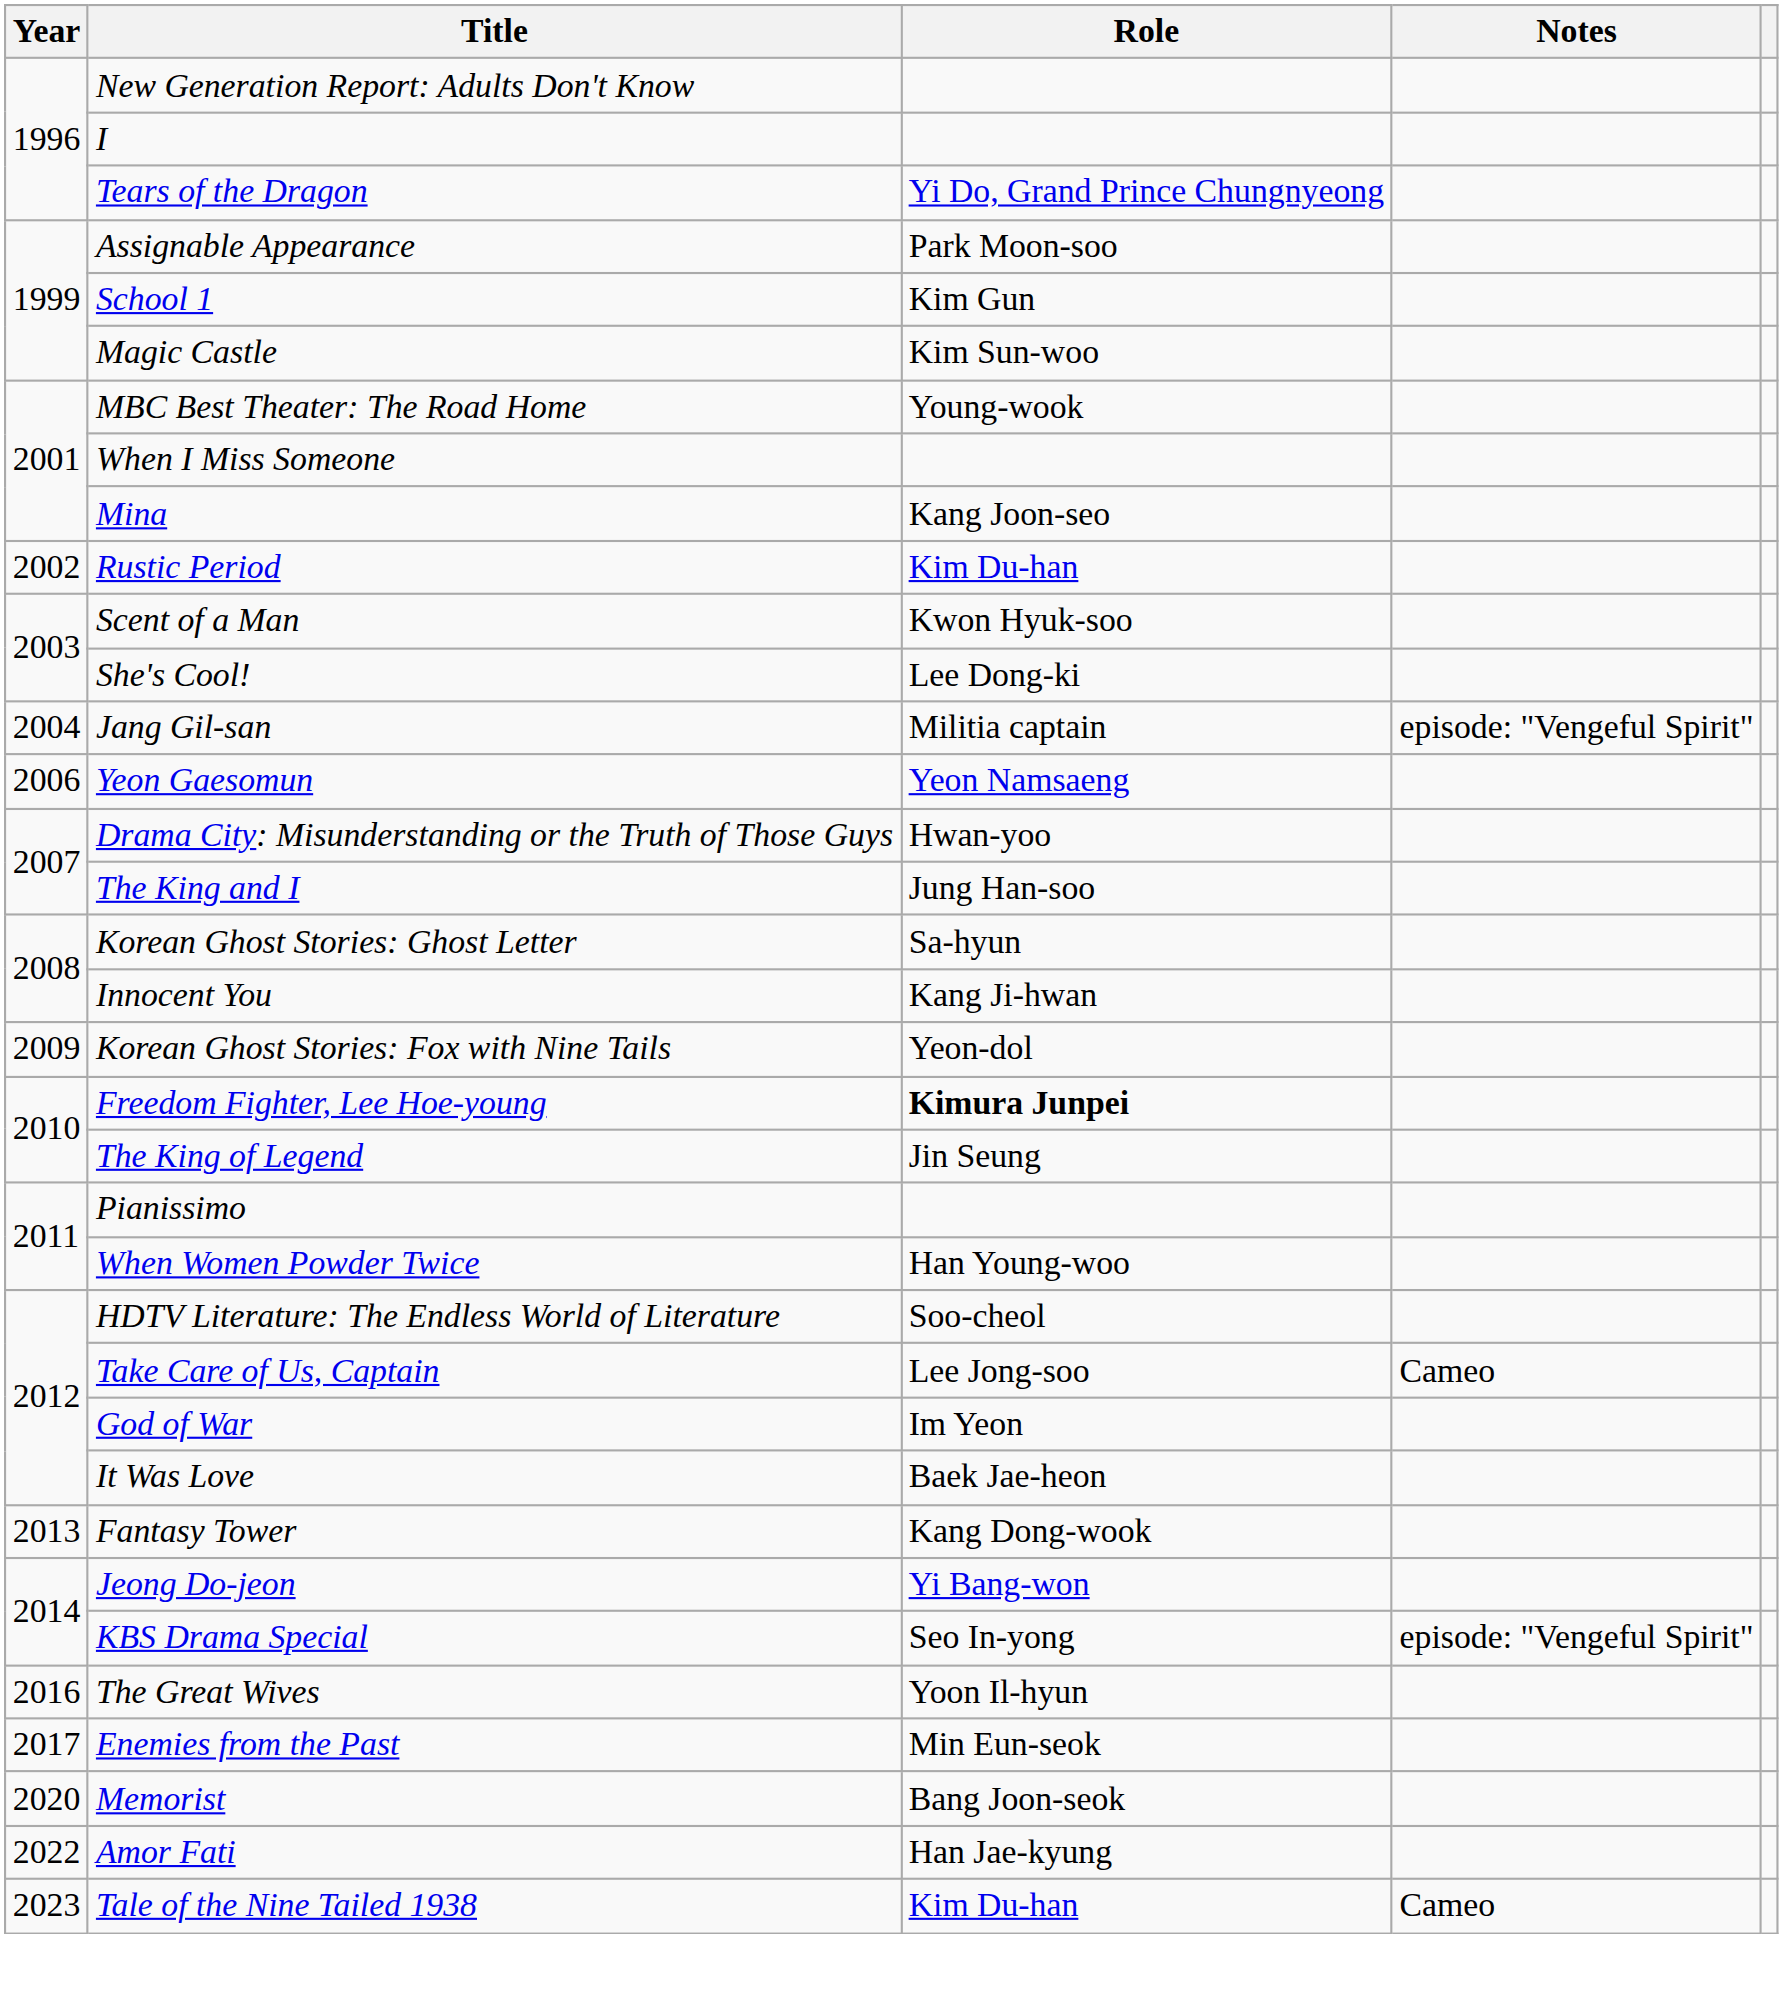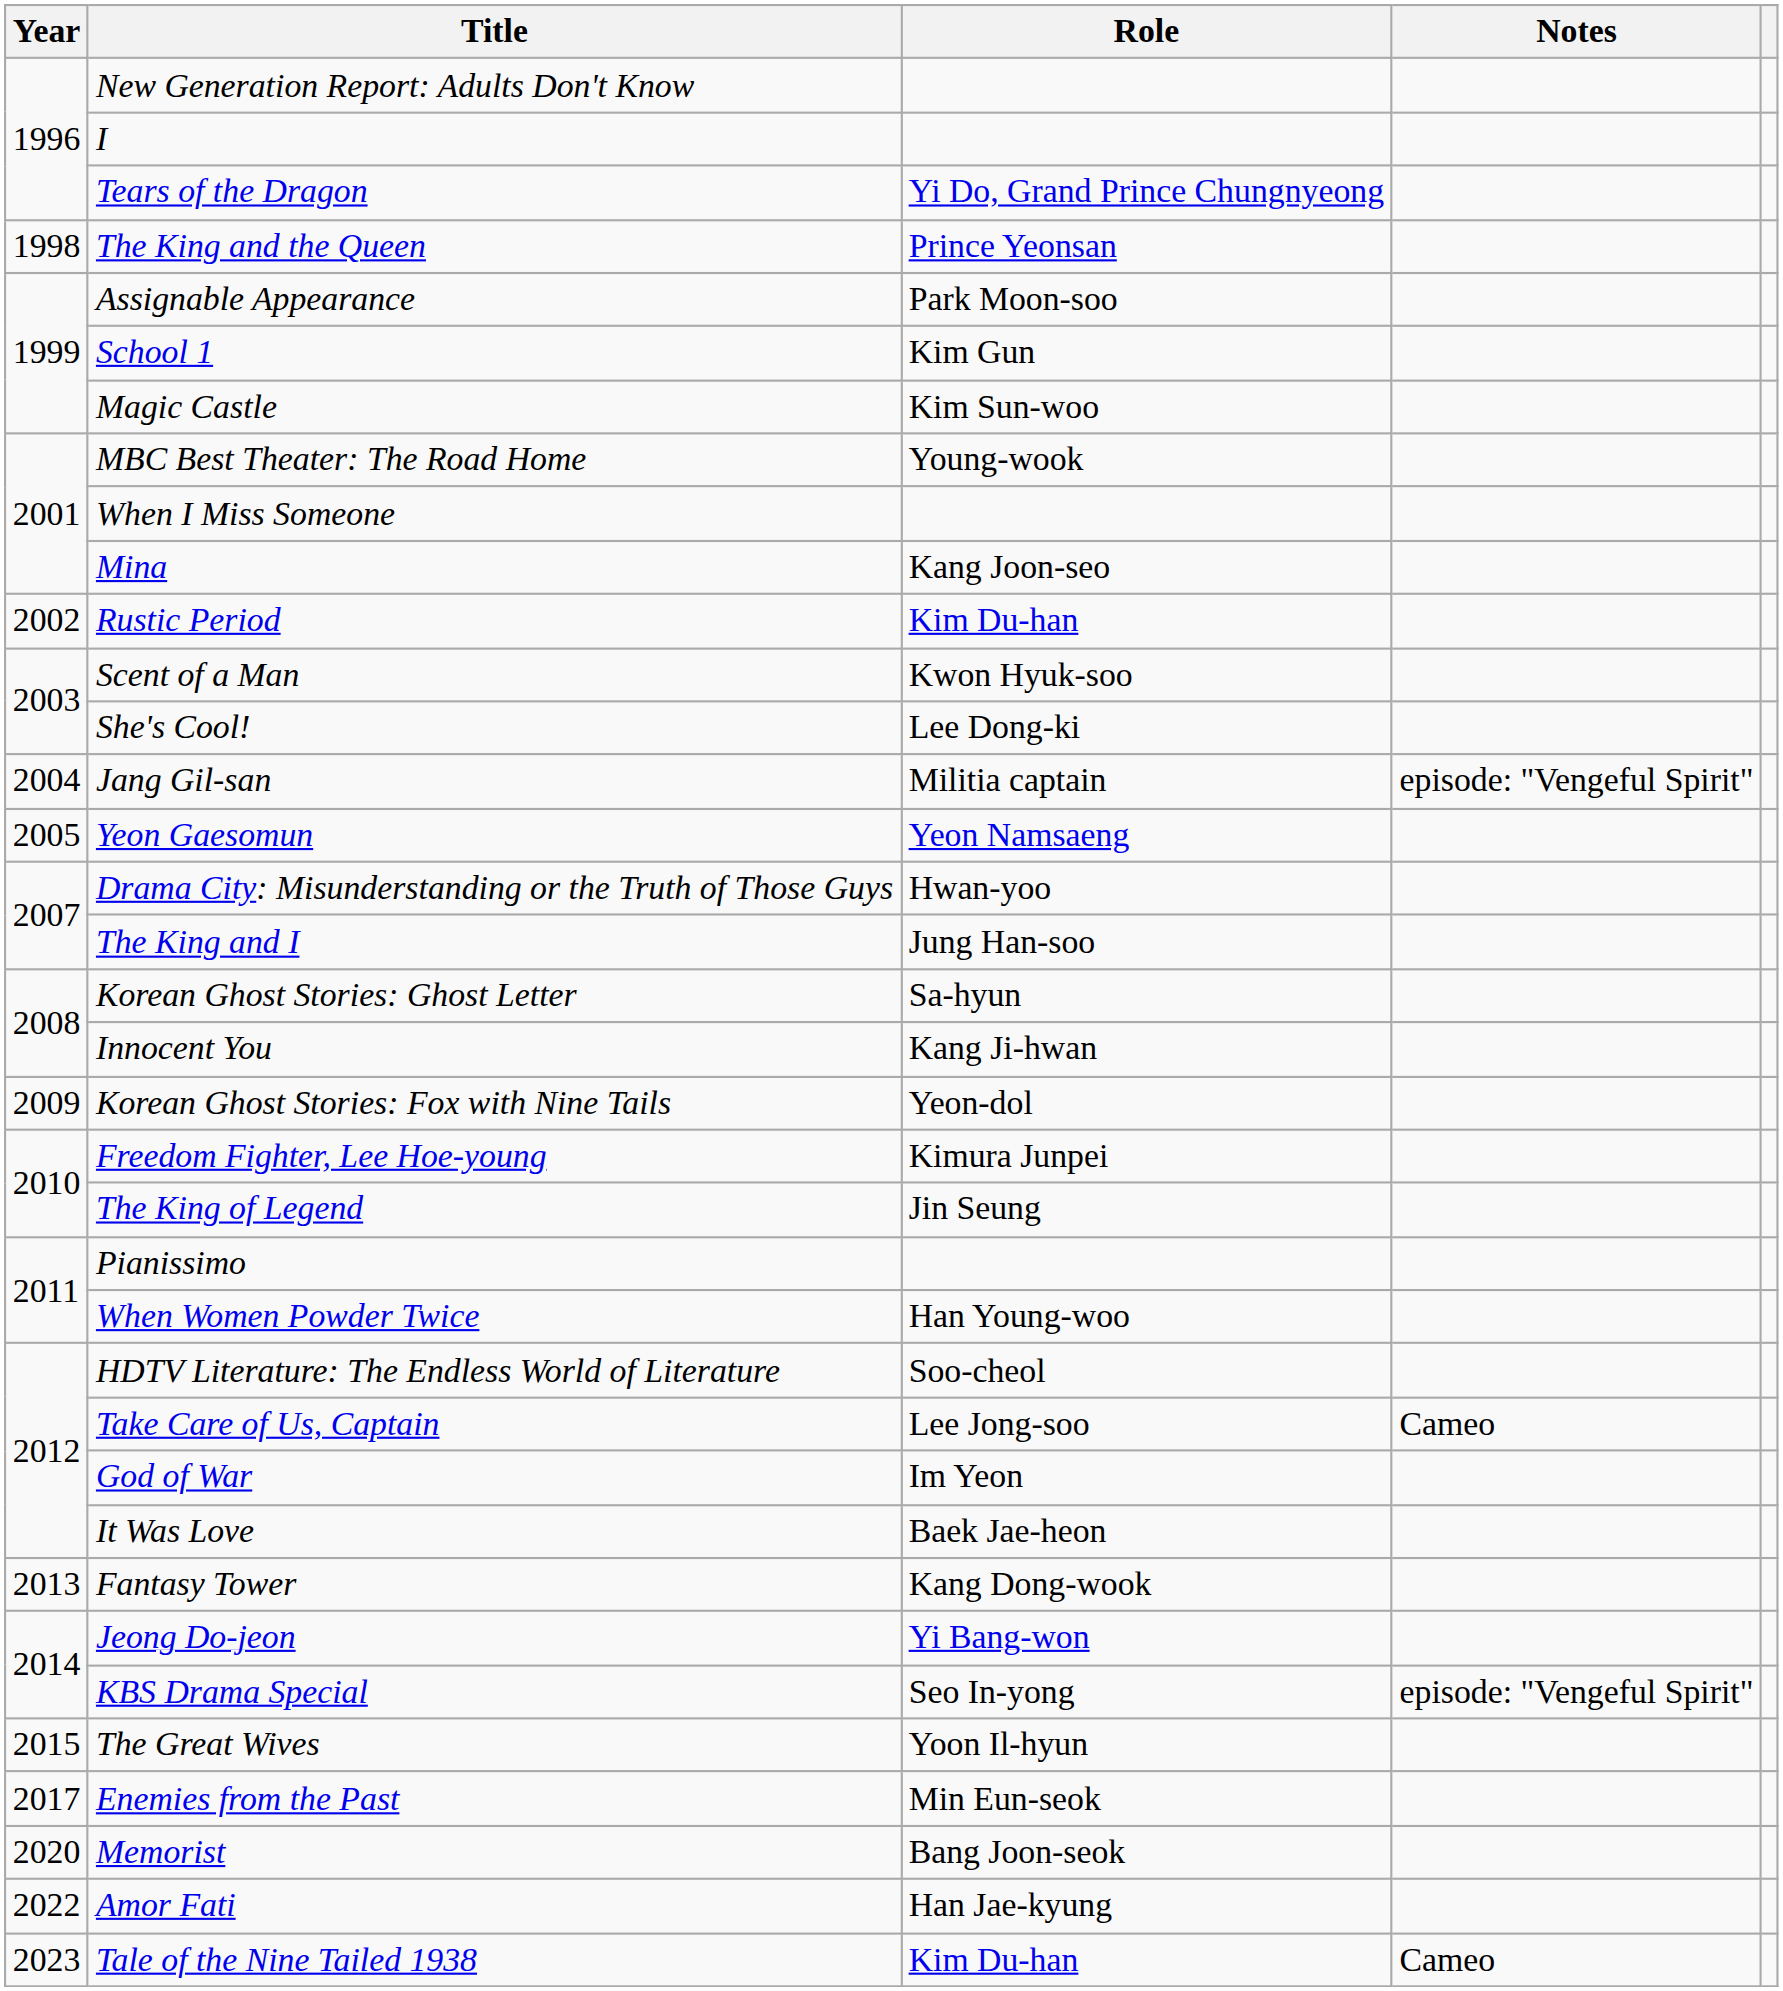+ row: (261, 245)
(47, 780) 2006 -> (47, 834) 2005
(1019, 1102) bold -> (1008, 1155) normal
(47, 1691) 2016 -> (47, 1744) 2015
